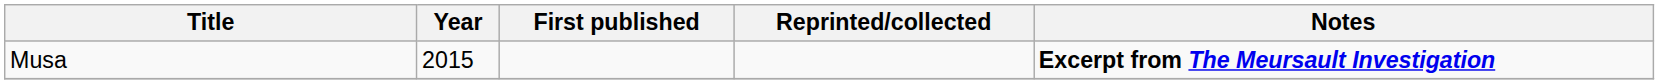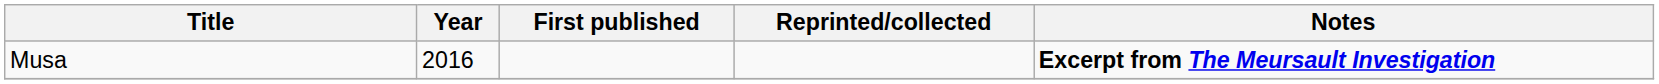(448, 59) 2015 -> (448, 59) 2016
